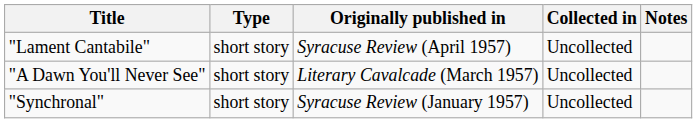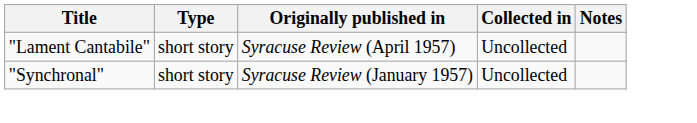- row: (107, 74)
